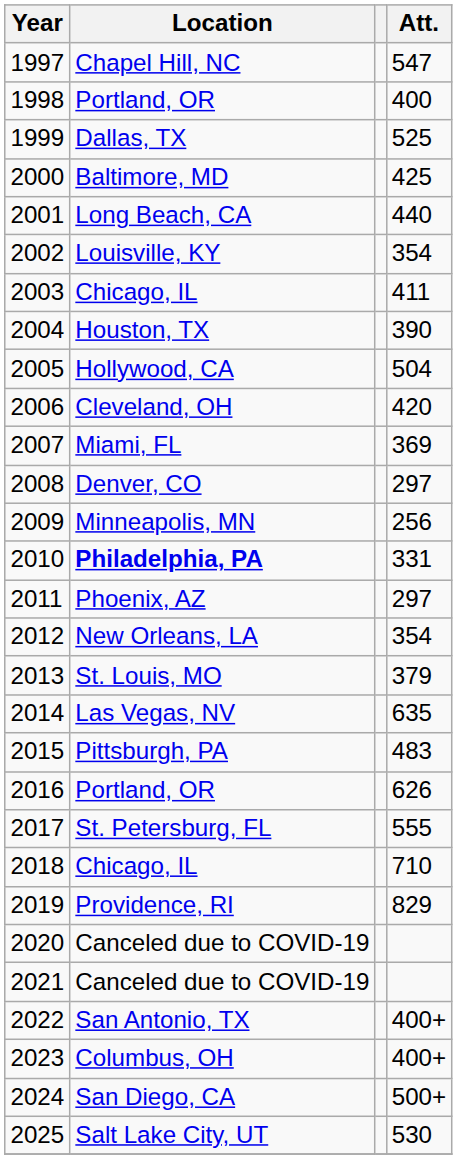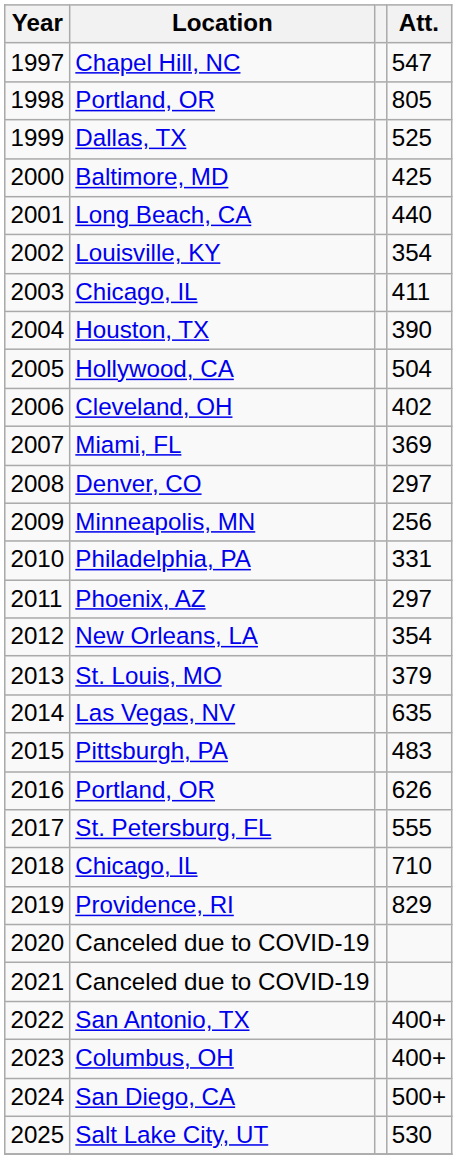(412, 100) 400 -> (412, 100) 805
(412, 406) 420 -> (412, 406) 402
(169, 560) bold -> (163, 560) normal
